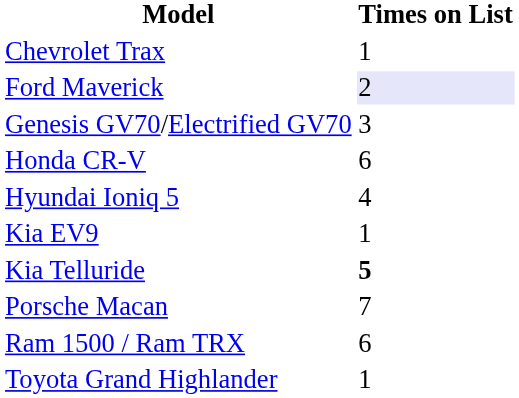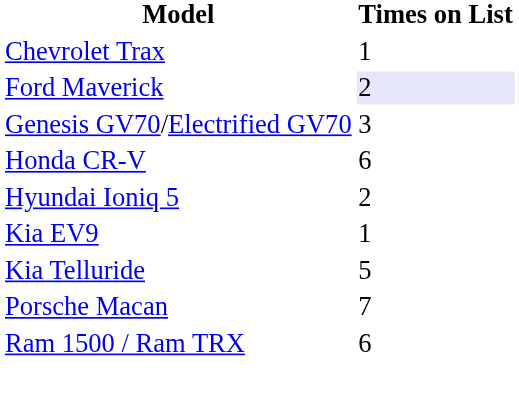(365, 197) 4 -> (365, 197) 2
(365, 270) bold -> (365, 270) normal
- row: (141, 379)
